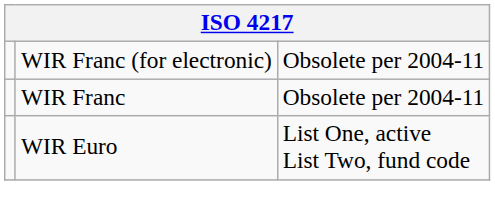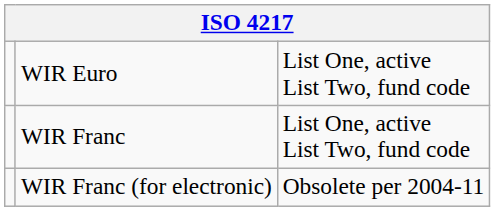rows swapped: (69, 147) <-> (146, 60)
(383, 97) Obsolete per 2004-11 -> (376, 136) List One, active List Two, fund code
